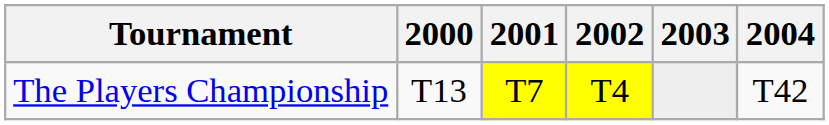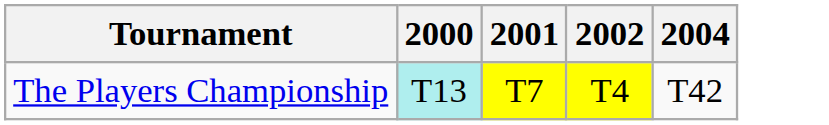- column: (695, 33)
(439, 90) no background -> (439, 90) paleturquoise background
